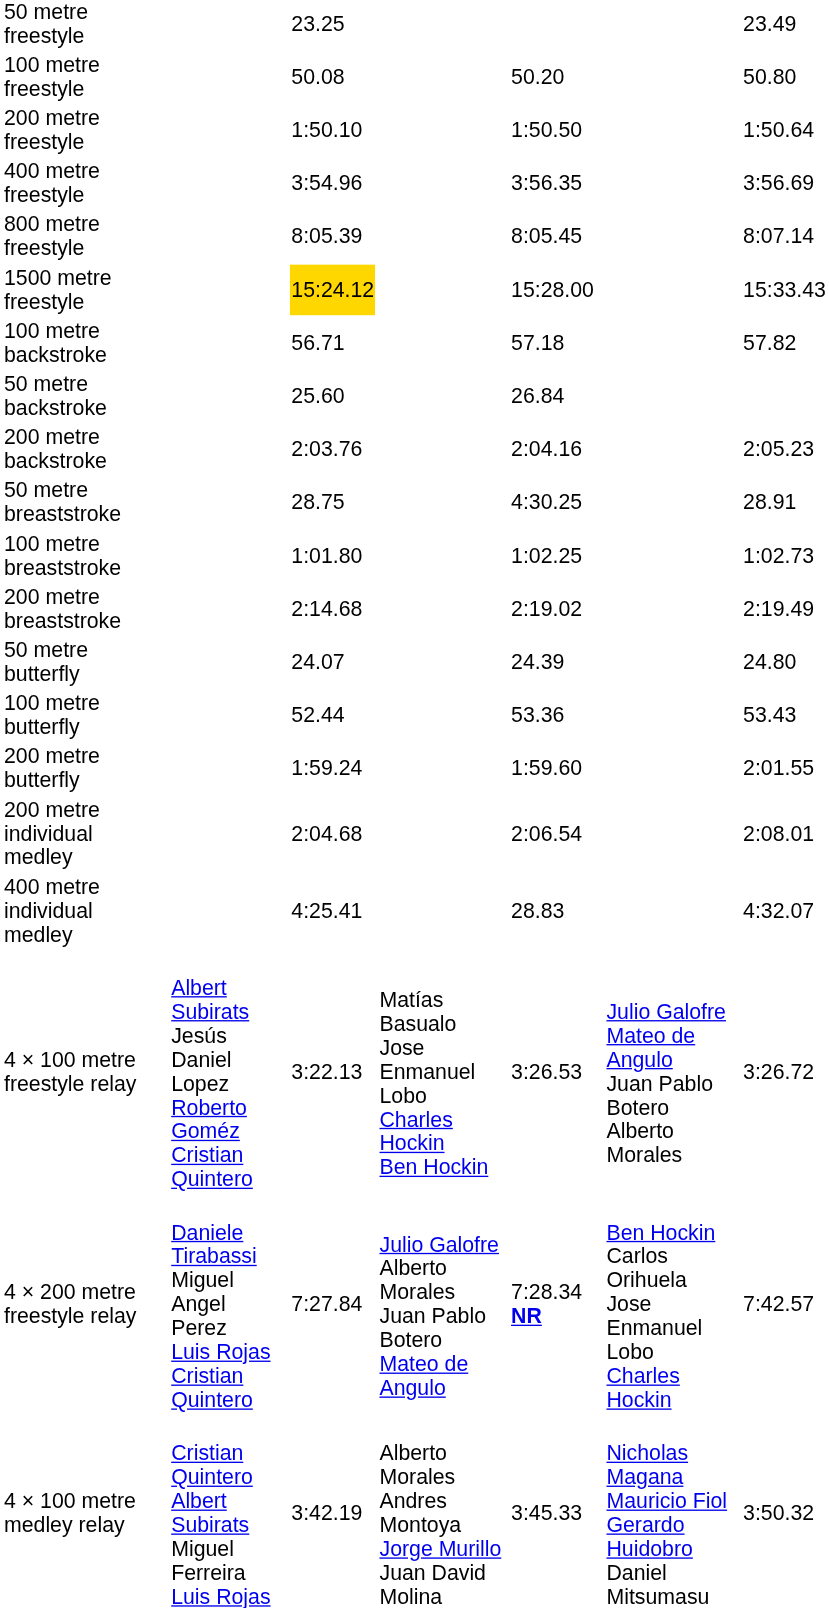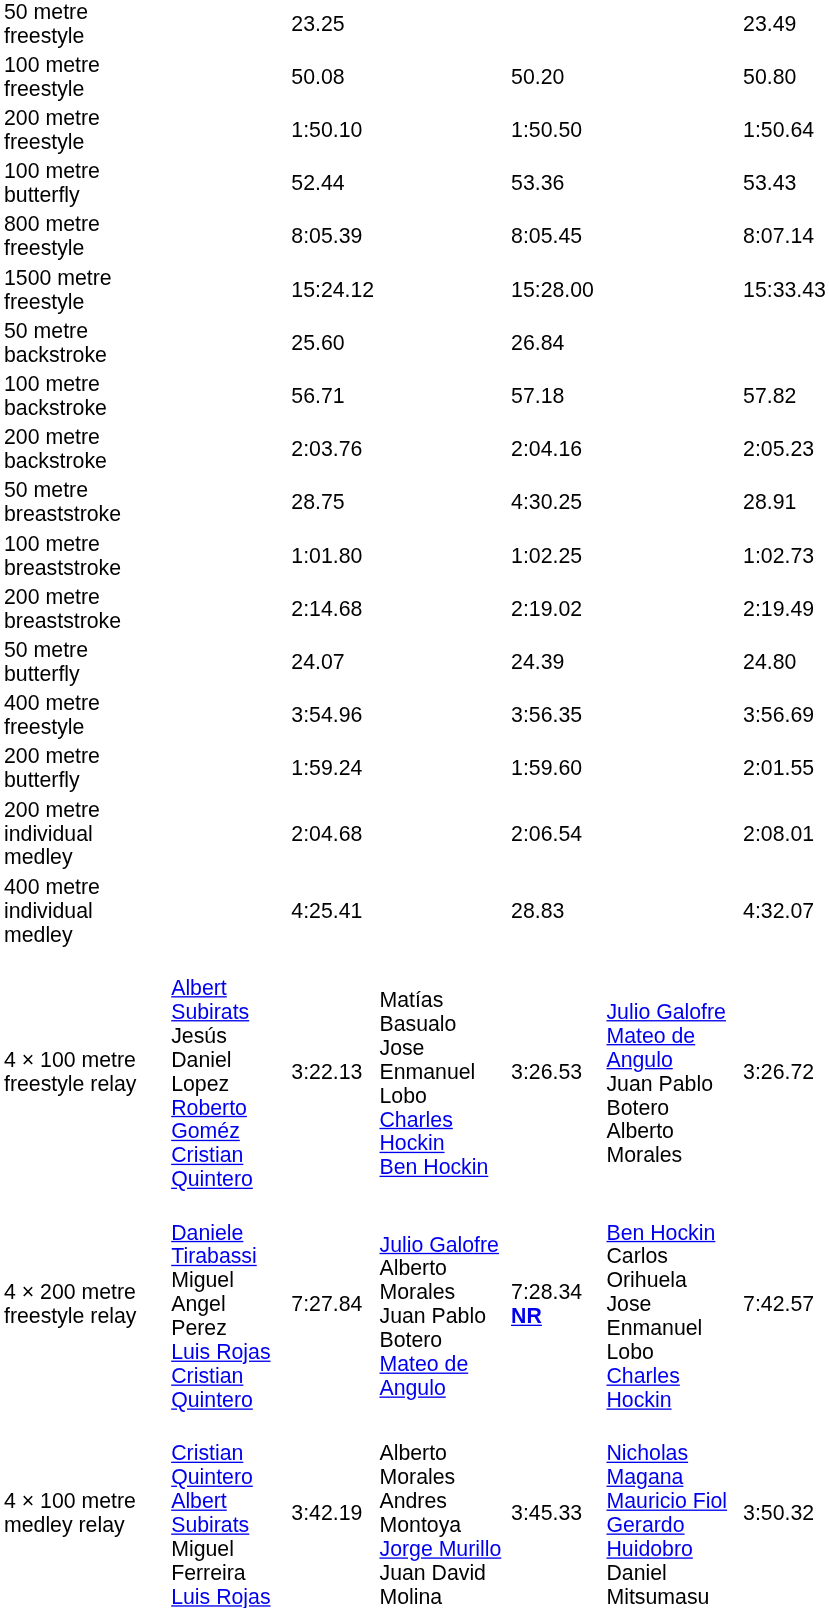rows swapped: (52, 183) <-> (52, 715)
(333, 289) gold background -> (333, 289) no background
rows swapped: (55, 396) <-> (55, 342)
